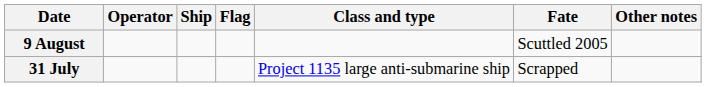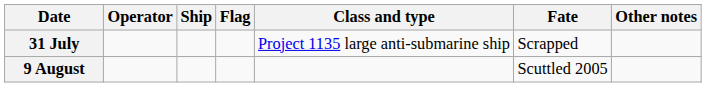rows swapped: (54, 69) <-> (54, 43)
